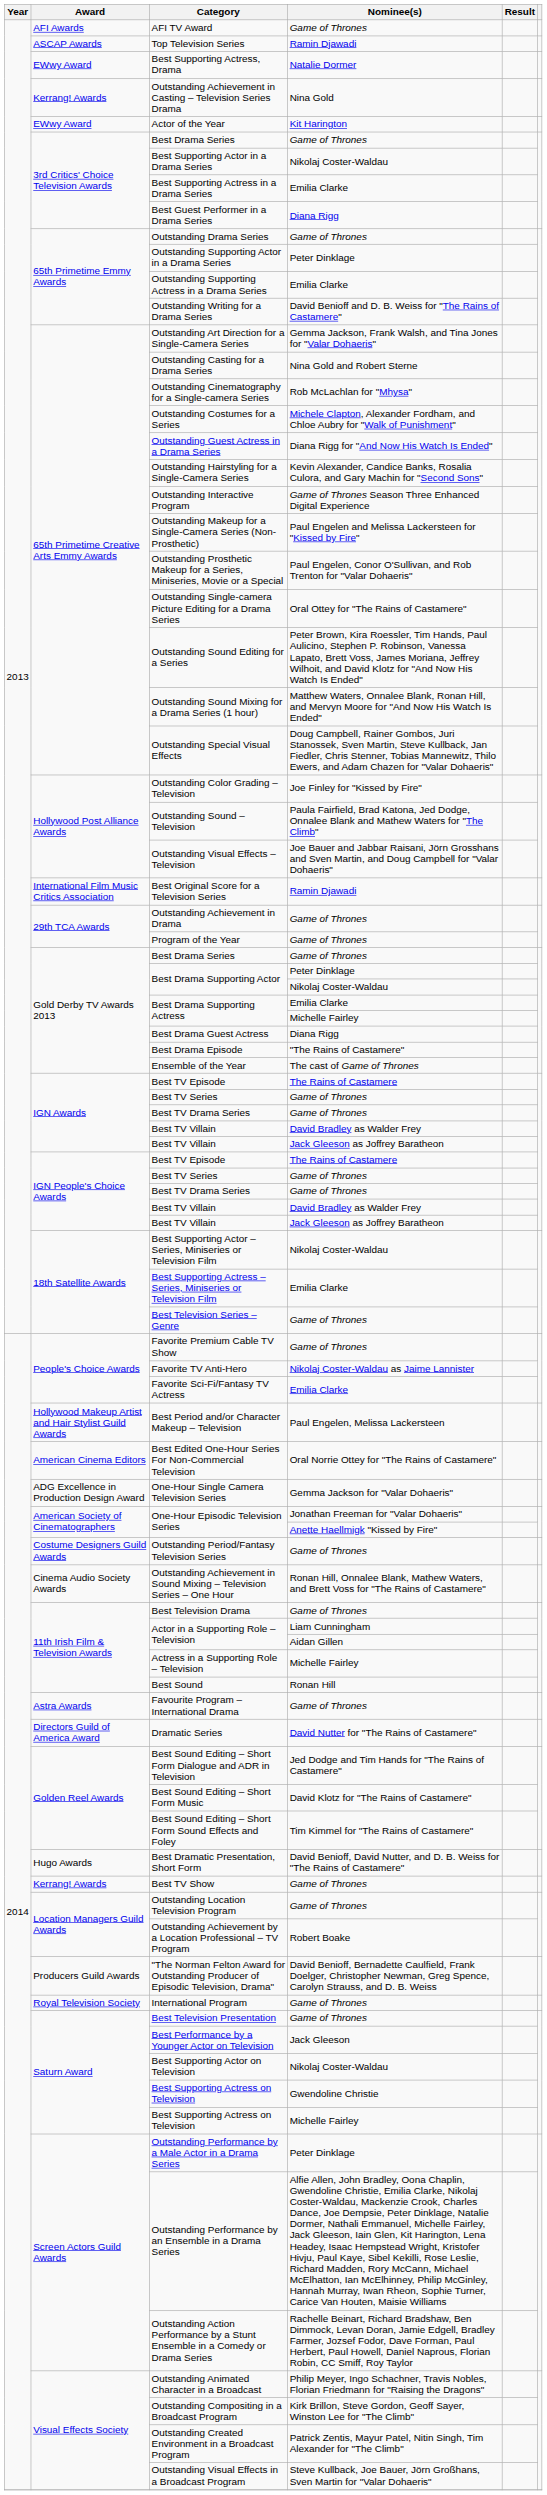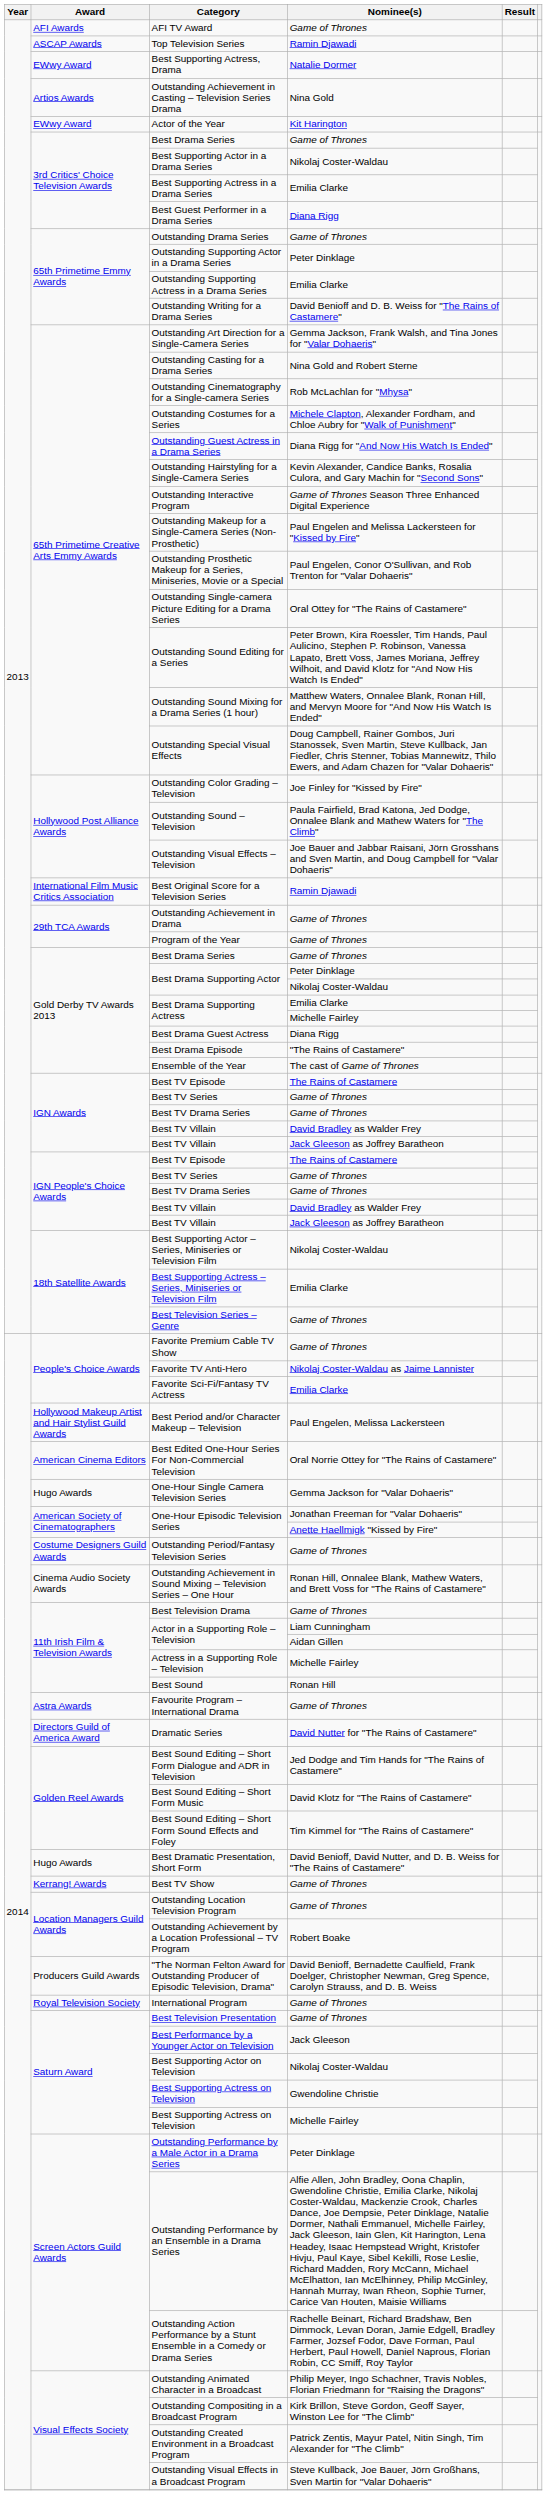(70, 97) Kerrang! Awards -> (63, 97) Artios Awards
(89, 1493) ADG Excellence in Production Design Award -> (63, 1493) Hugo Awards
